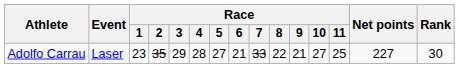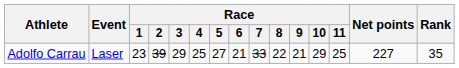(159, 54) 35 -> (159, 54) 39
(199, 54) 28 -> (199, 54) 25
(319, 54) 27 -> (319, 54) 29
(436, 54) 30 -> (436, 54) 35
